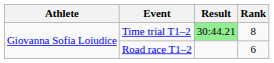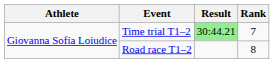(253, 31) 8 -> (253, 31) 7
(253, 50) 6 -> (253, 50) 8
